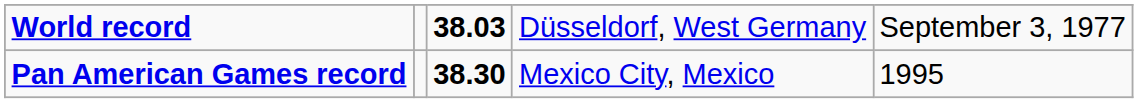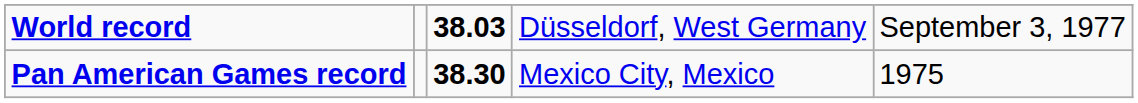(912, 73) 1995 -> (912, 73) 1975
